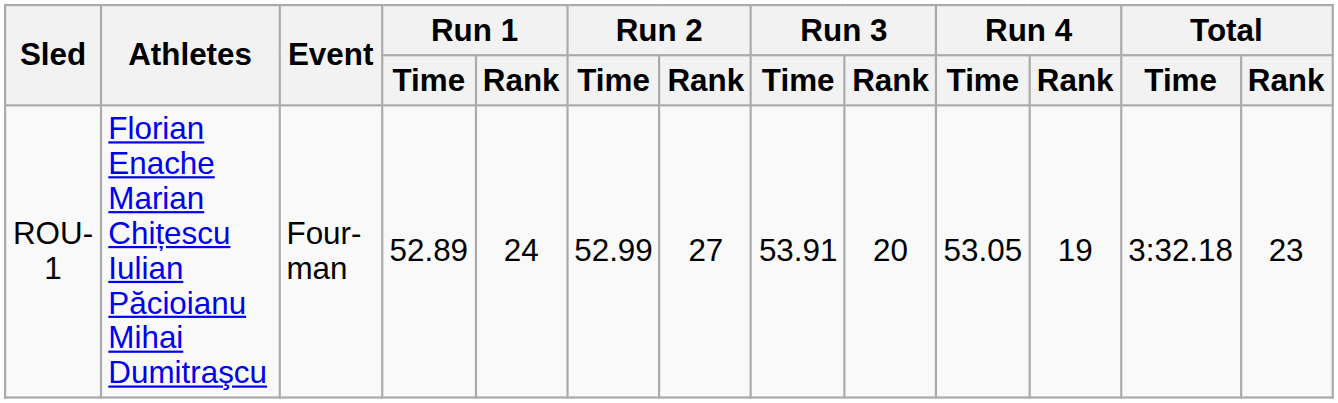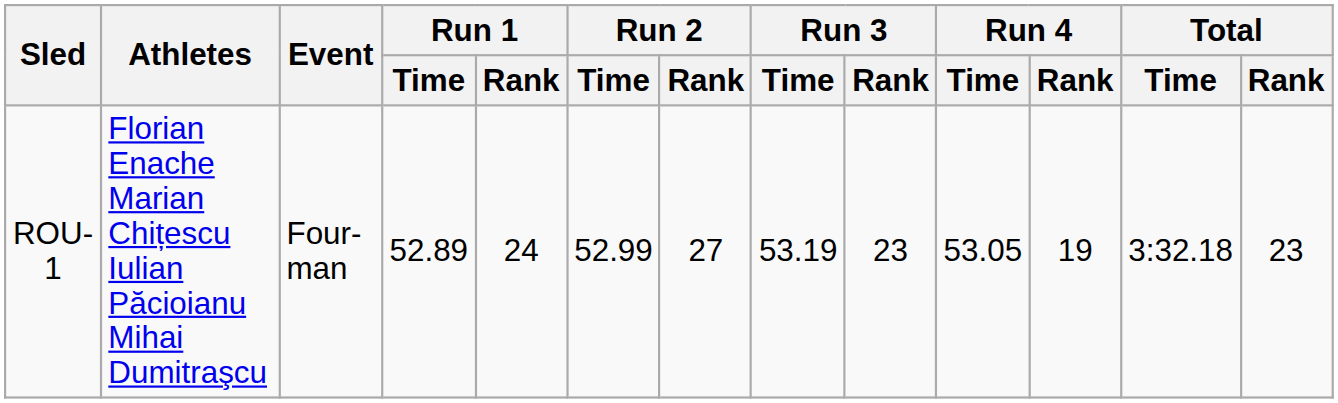(798, 252) 53.91 -> (798, 252) 53.19
(891, 252) 20 -> (891, 252) 23
